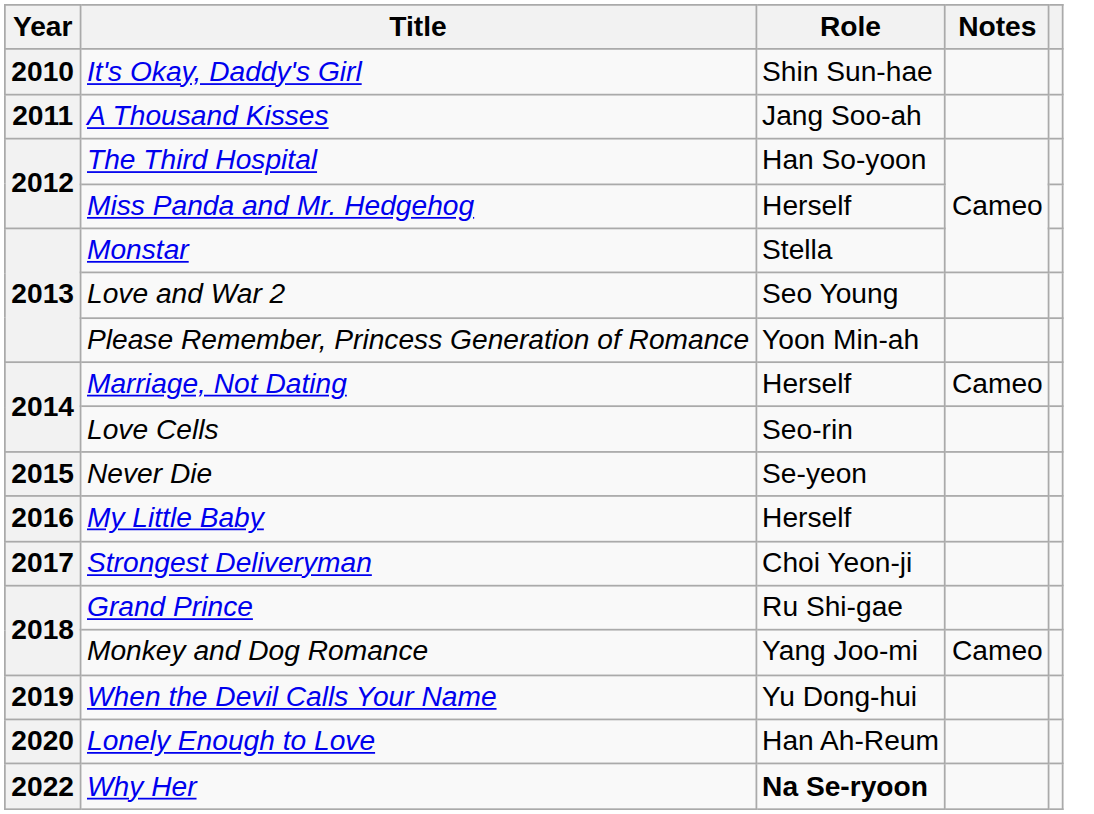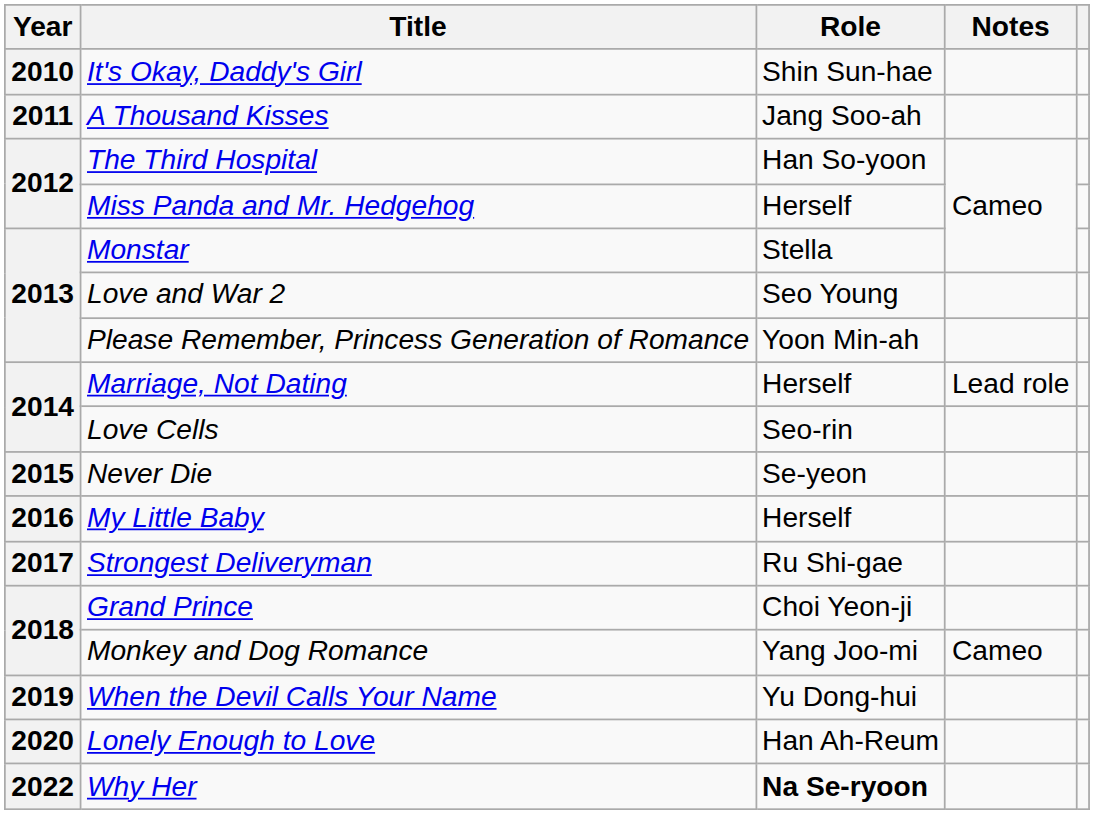(997, 384) Cameo -> (1011, 384) Lead role
(837, 562) Choi Yeon-ji -> (833, 562) Ru Shi-gae
(833, 607) Ru Shi-gae -> (837, 607) Choi Yeon-ji
